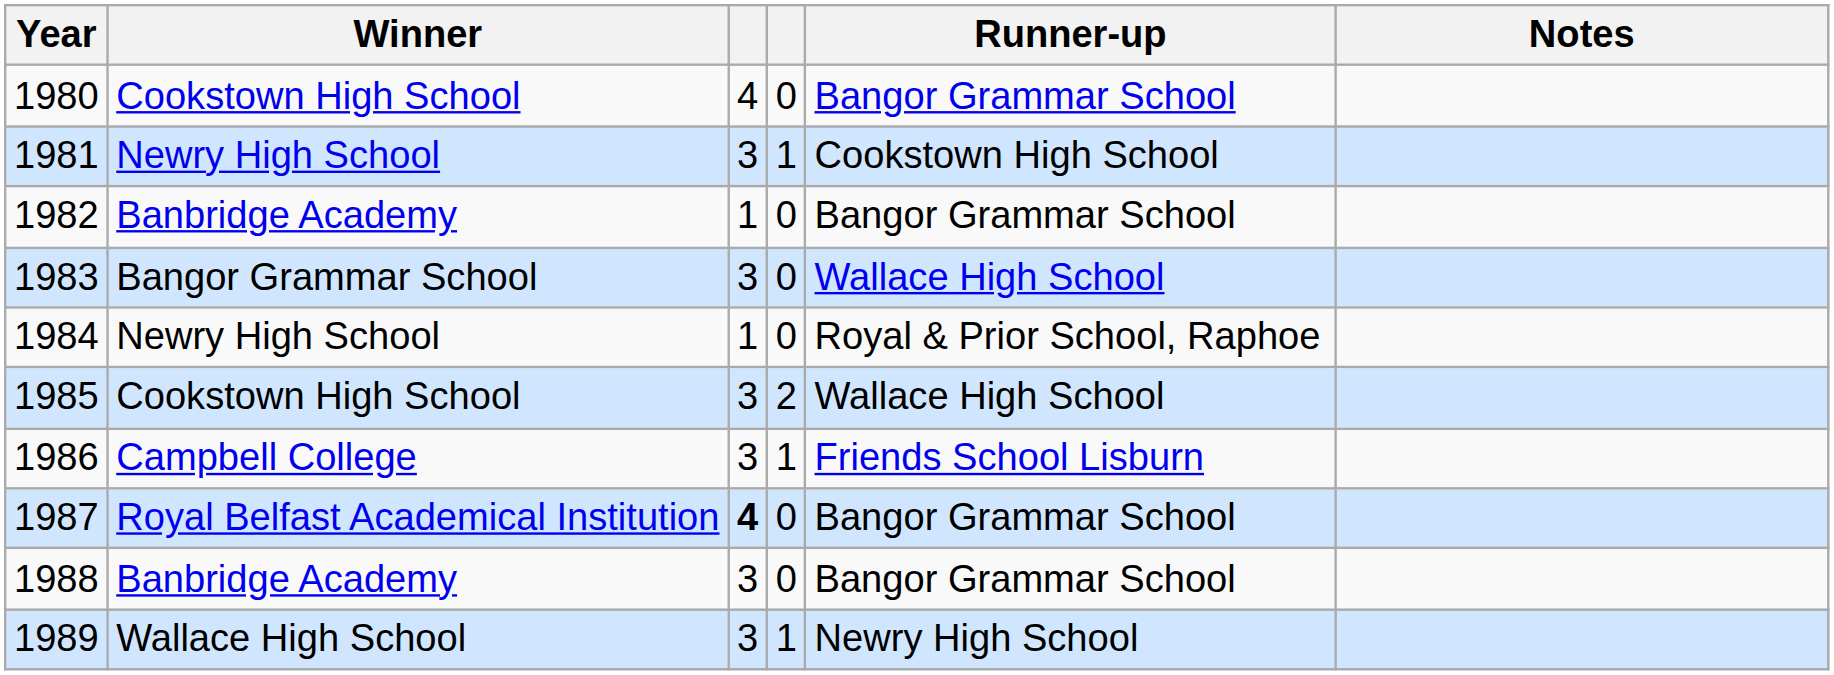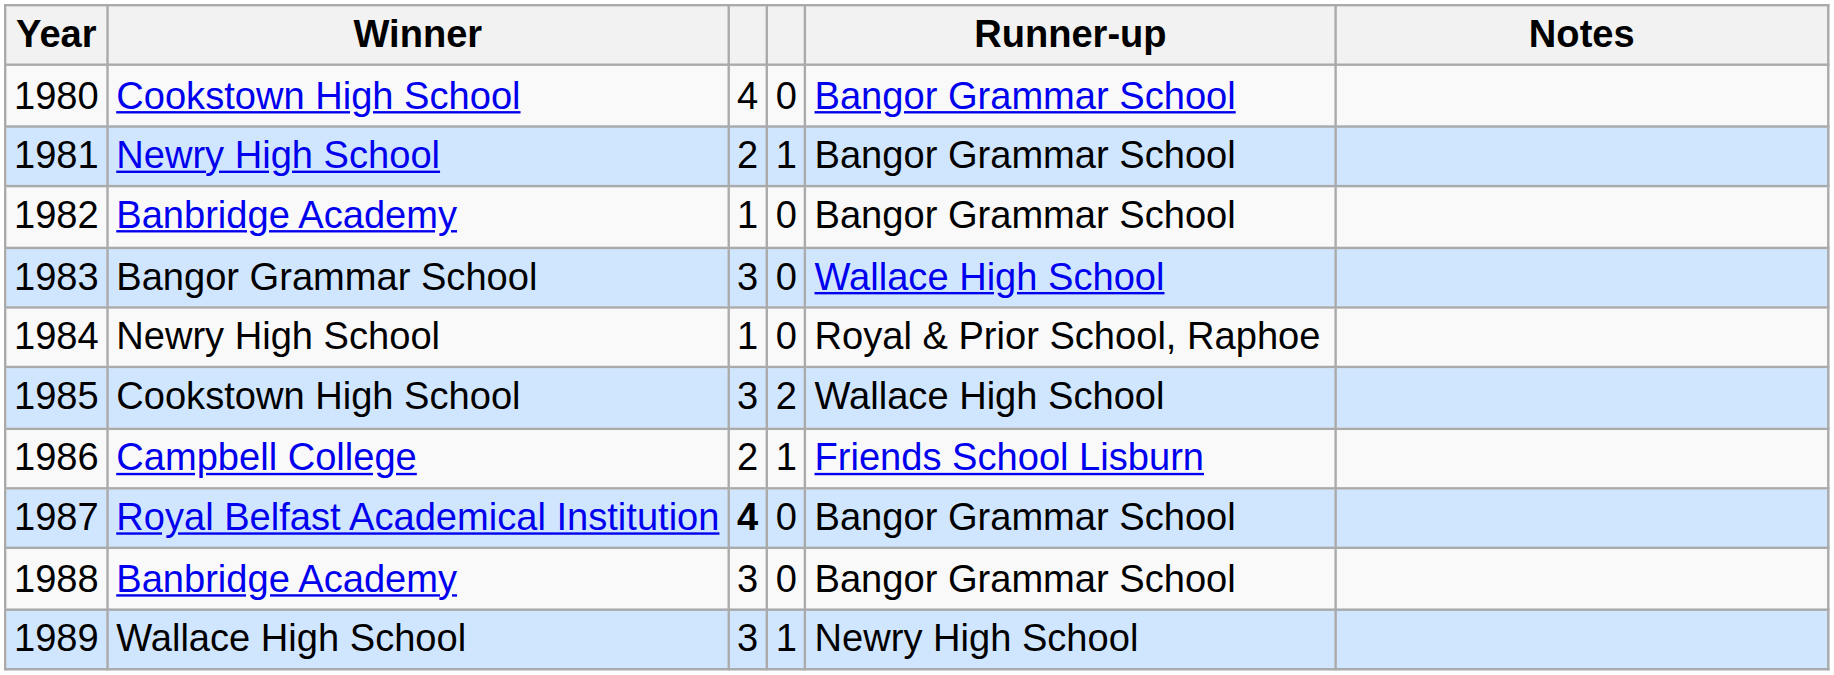(748, 155) 3 -> (748, 155) 2
(1017, 155) Cookstown High School -> (1025, 155) Bangor Grammar School
(748, 457) 3 -> (748, 457) 2
